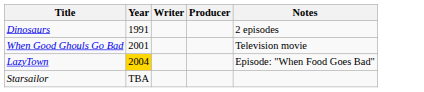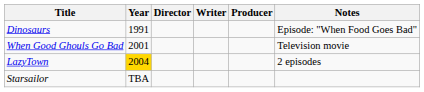+ column: (172, 12)
(257, 29) 2 episodes -> (347, 29) Episode: "When Food Goes Bad"
(305, 62) Episode: "When Food Goes Bad" -> (299, 62) 2 episodes
